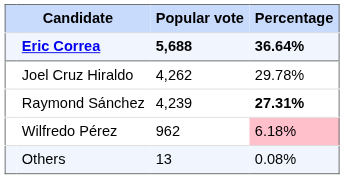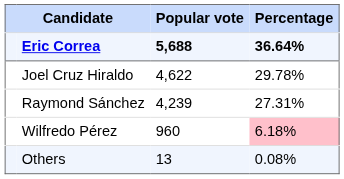(174, 75) 4,262 -> (174, 75) 4,622
(280, 103) bold -> (280, 103) normal
(168, 131) 962 -> (168, 131) 960
